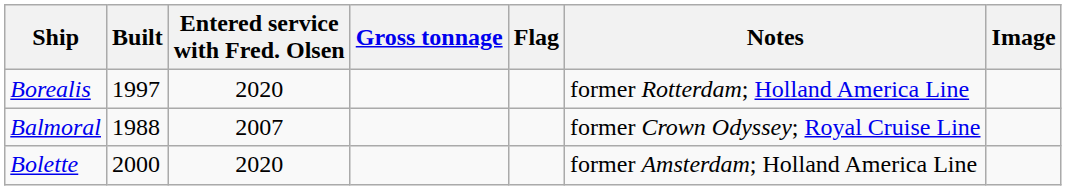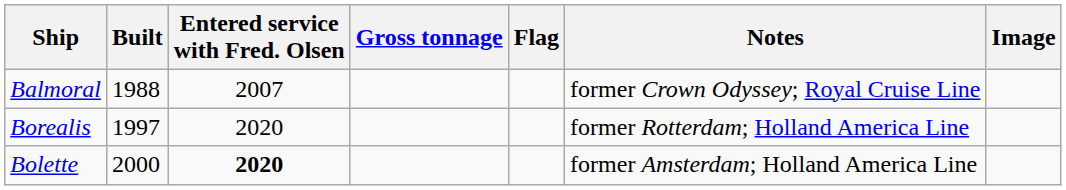rows swapped: (56, 126) <-> (50, 88)
(259, 164) normal -> (259, 164) bold
